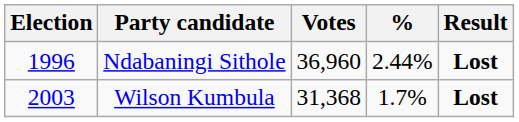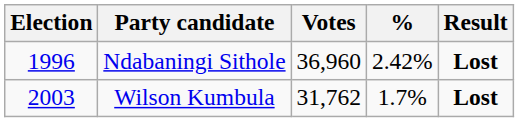(402, 60) 2.44% -> (402, 60) 2.42%
(329, 97) 31,368 -> (329, 97) 31,762
